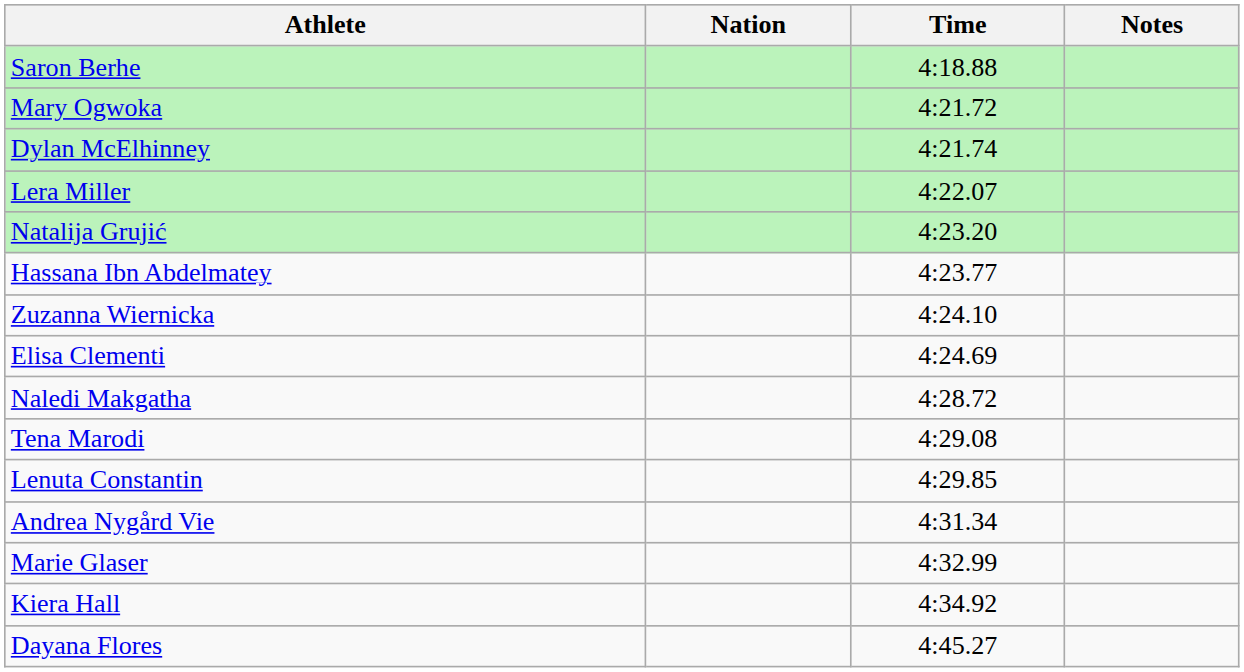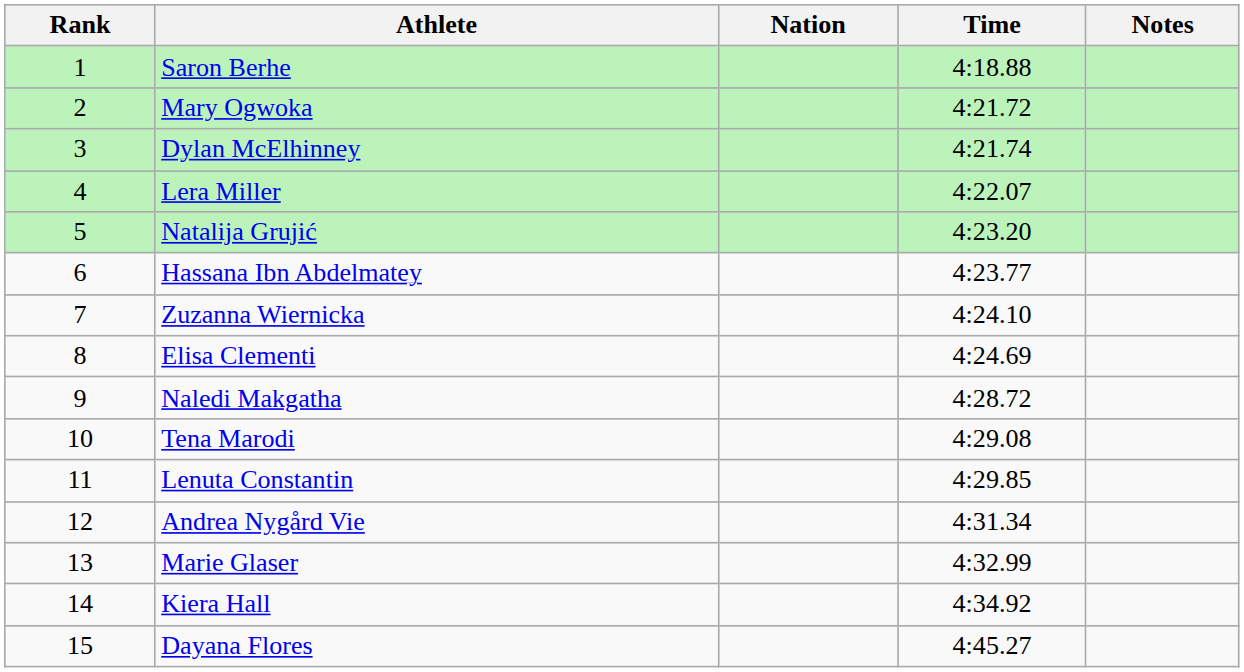+ column: (80, 25)
